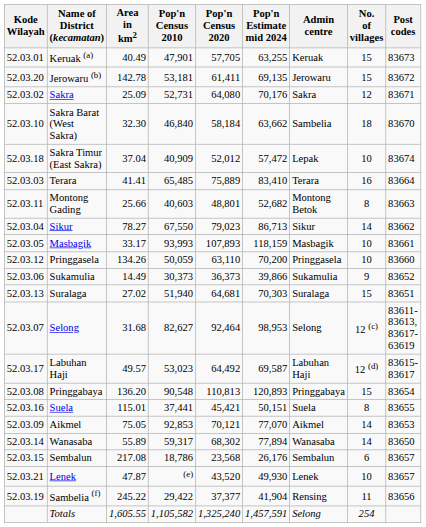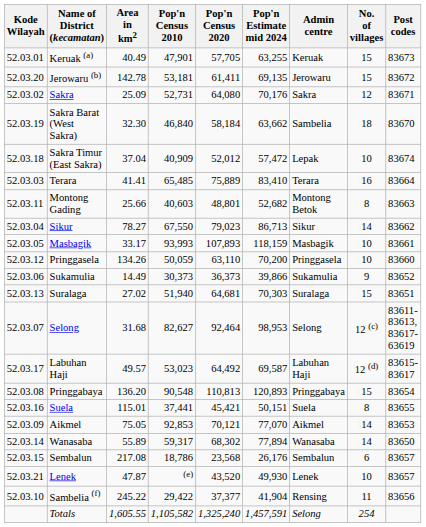(25, 124) 52.03.10 -> (25, 124) 52.03.19
(25, 496) 52.03.19 -> (25, 496) 52.03.10
